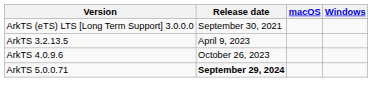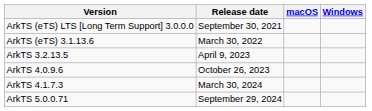+ row: (50, 40)
+ row: (35, 84)
(241, 70) bold -> (240, 99) normal
